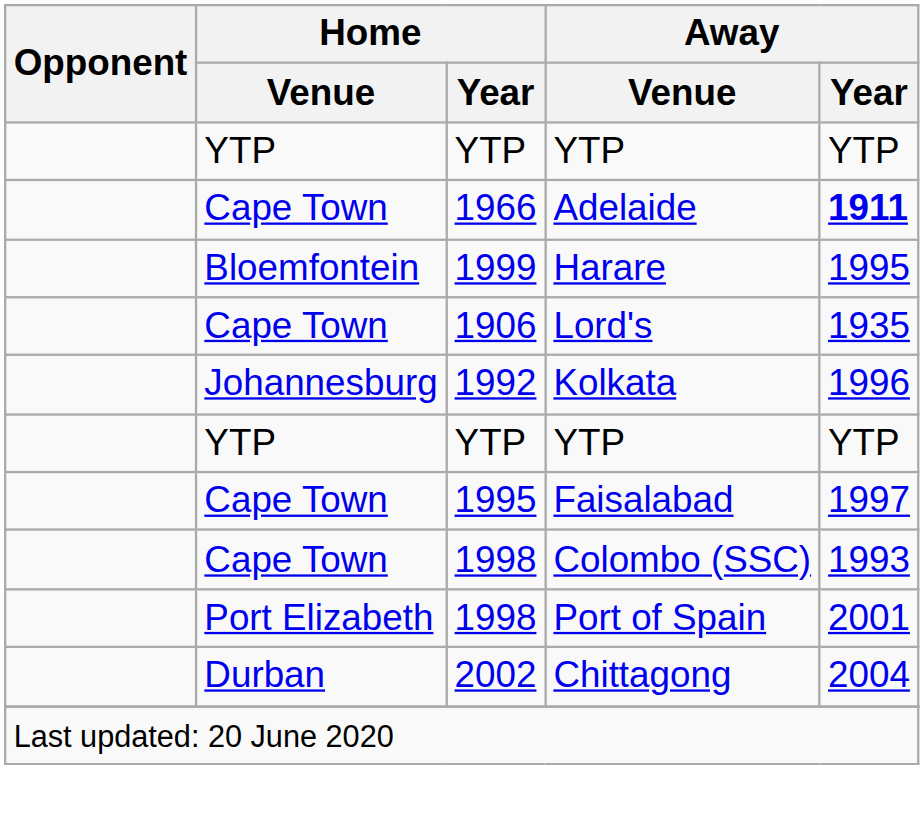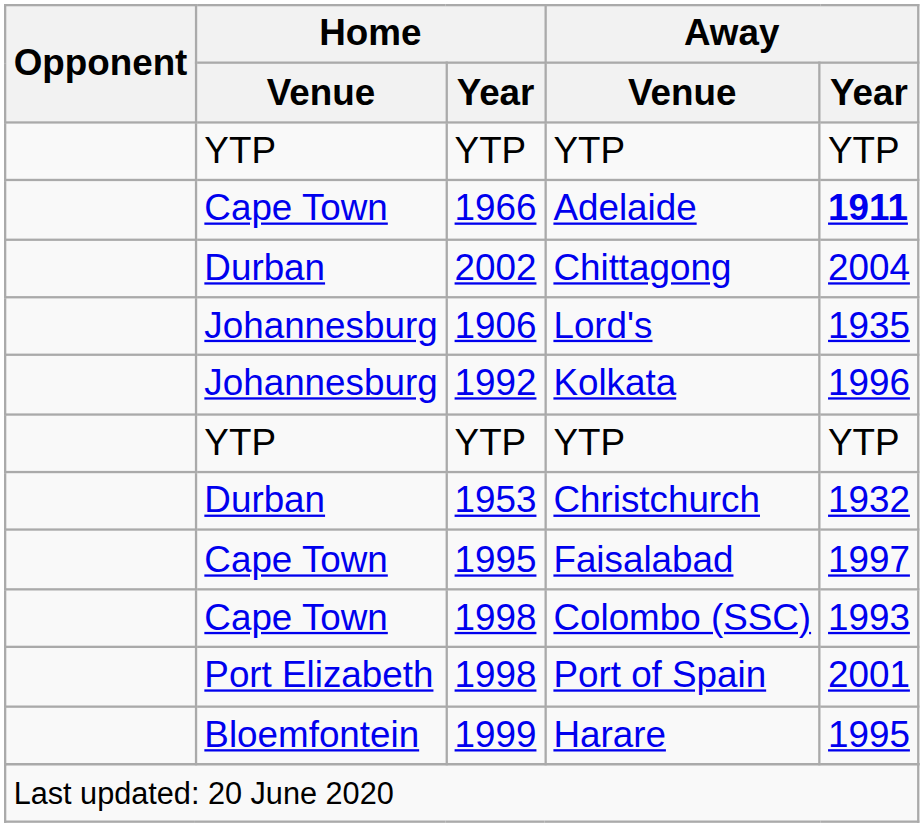rows swapped: (496, 675) <-> (496, 267)
(296, 325) Cape Town -> (321, 325) Johannesburg
+ row: (496, 500)
